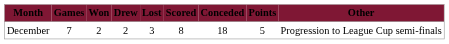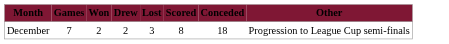- column: (262, 13)
